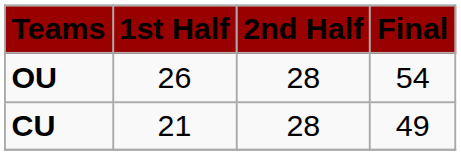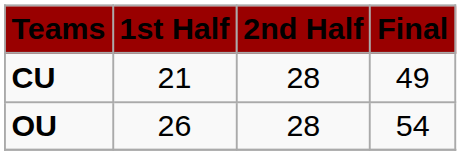rows swapped: (33, 125) <-> (34, 77)
